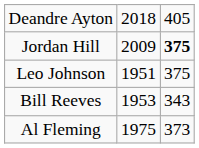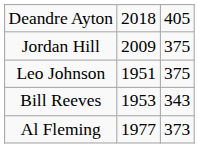(177, 45) bold -> (177, 45) normal
(139, 128) 1975 -> (139, 128) 1977
